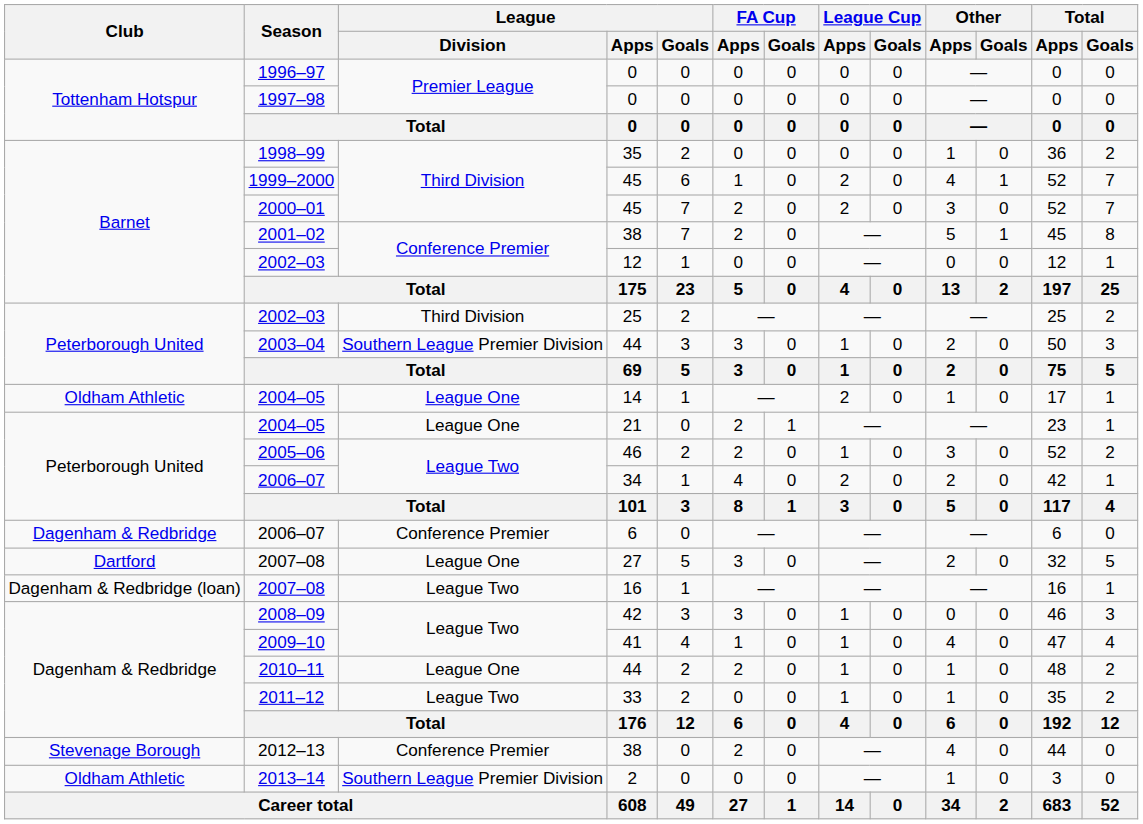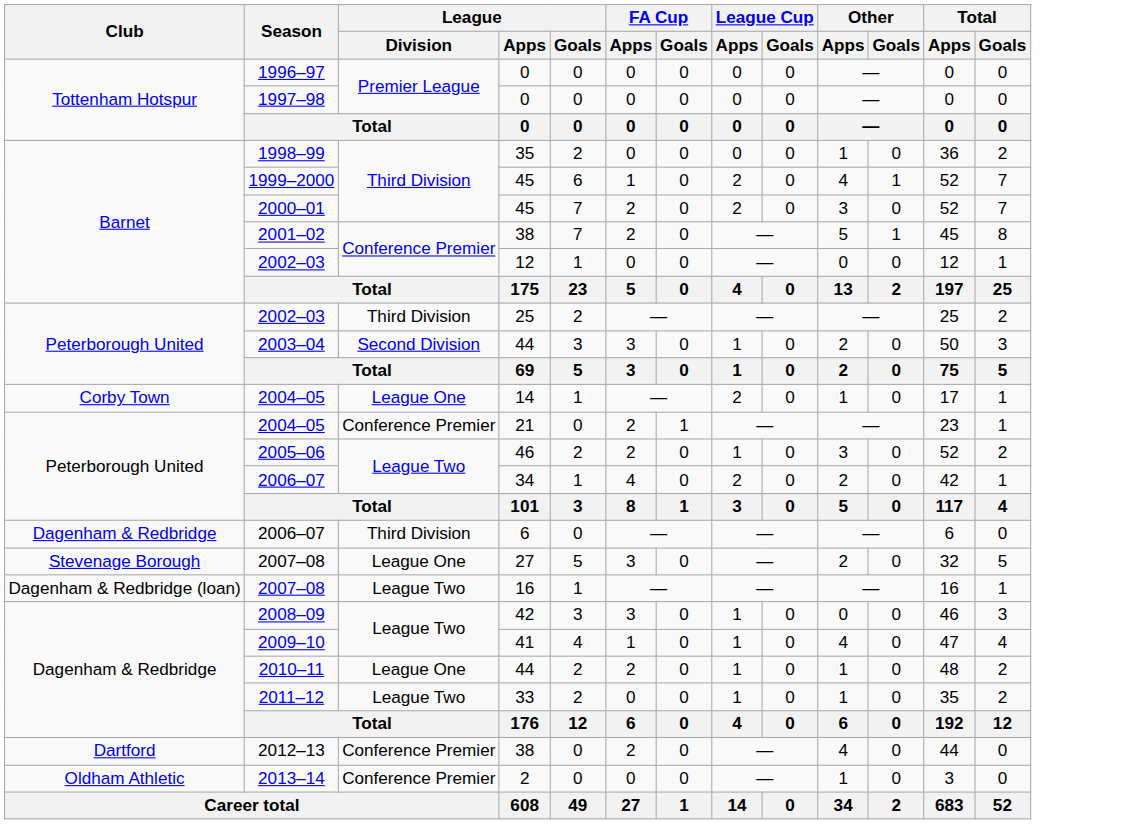(473, 343) Southern League Premier Division -> (419, 343) Second Division
(125, 398) Oldham Athletic -> (125, 398) Corby Town
(473, 425) League One -> (419, 425) Conference Premier
(473, 533) Conference Premier -> (419, 533) Third Division
(125, 561) Dartford -> (125, 561) Stevenage Borough
(125, 751) Stevenage Borough -> (125, 751) Dartford
(473, 778) Southern League Premier Division -> (419, 778) Conference Premier
